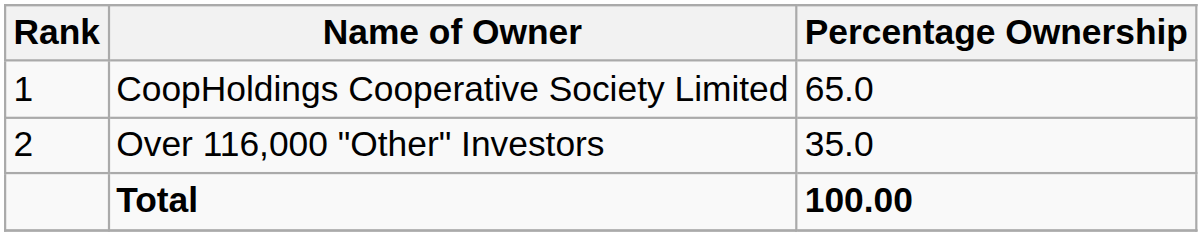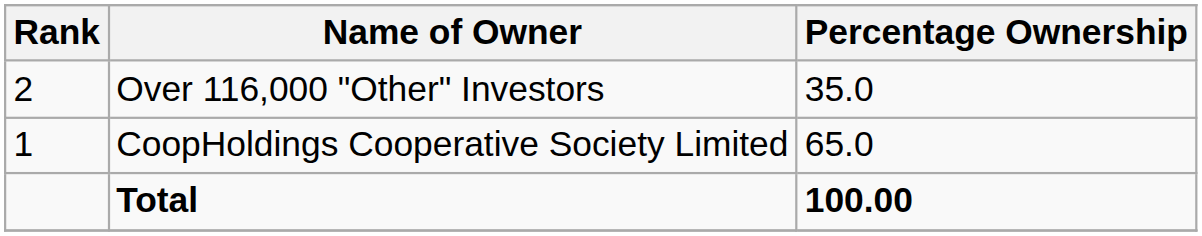rows swapped: (452, 88) <-> (360, 144)
